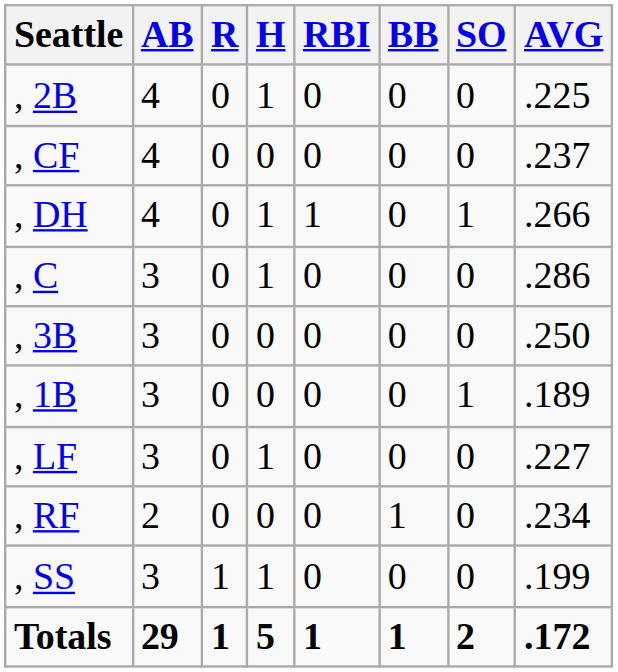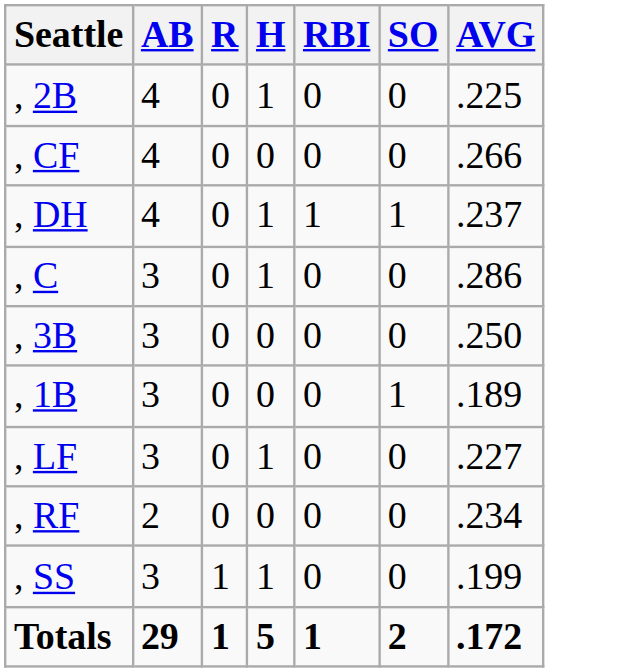- column: (413, 34)
(557, 154) .237 -> (489, 154) .266
(557, 214) .266 -> (489, 214) .237
